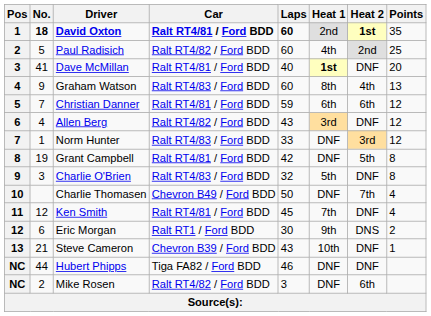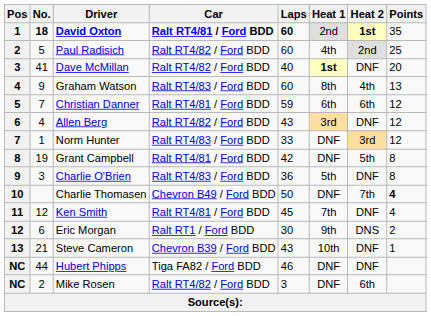(211, 67) Ralt RT4/81 / Ford BDD -> (211, 67) Ralt RT4/82 / Ford BDD
(287, 176) 32 -> (287, 176) 36
(392, 194) normal -> (392, 194) bold
